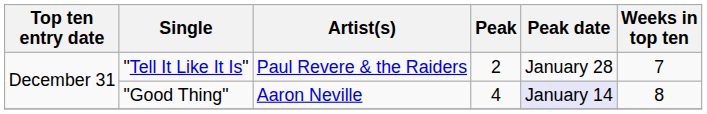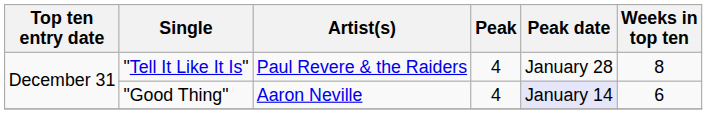(496, 66) 2 -> (496, 66) 4
(659, 66) 7 -> (659, 66) 8
(659, 94) 8 -> (659, 94) 6
